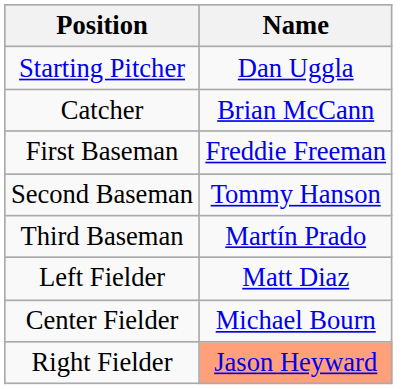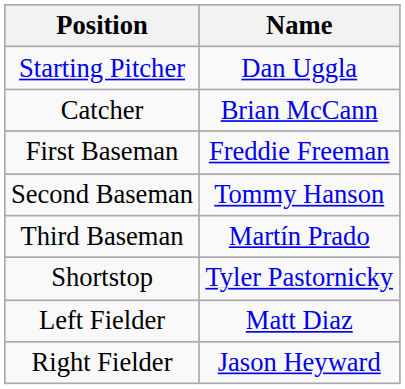+ row: (102, 278)
- row: (102, 320)
(296, 362) lightsalmon background -> (299, 362) no background
